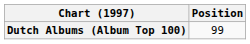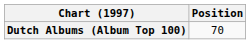(217, 30) 99 -> (217, 30) 70
